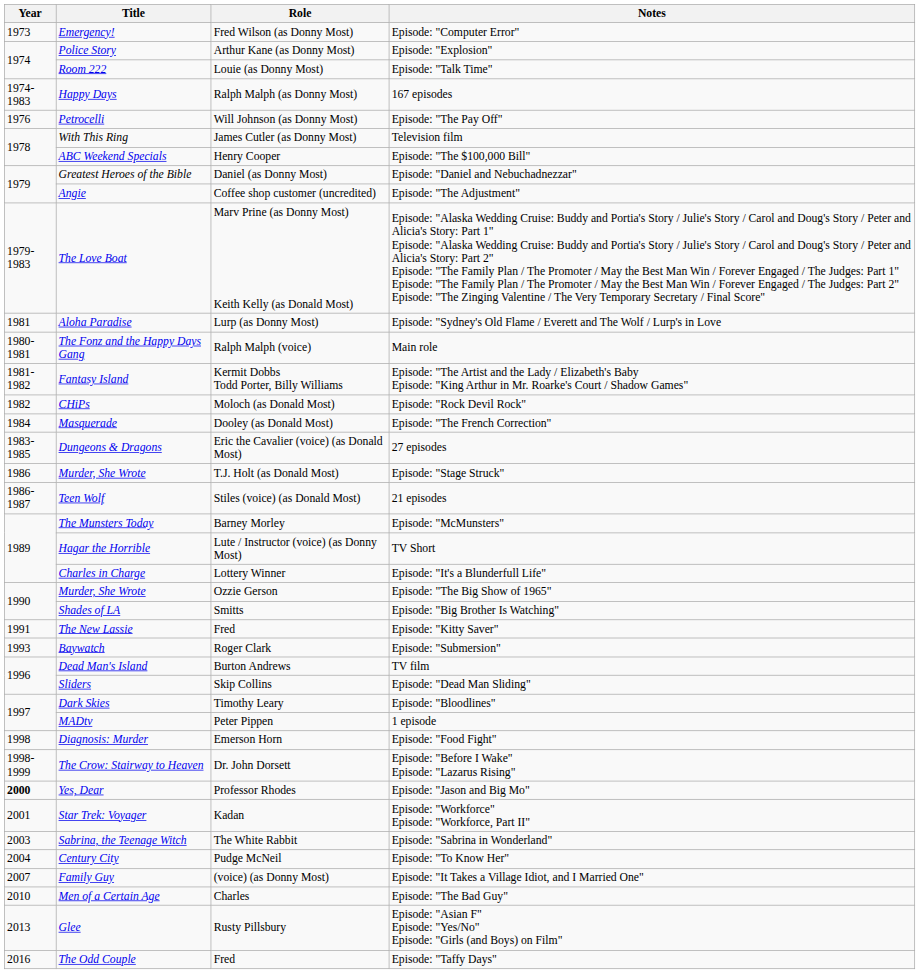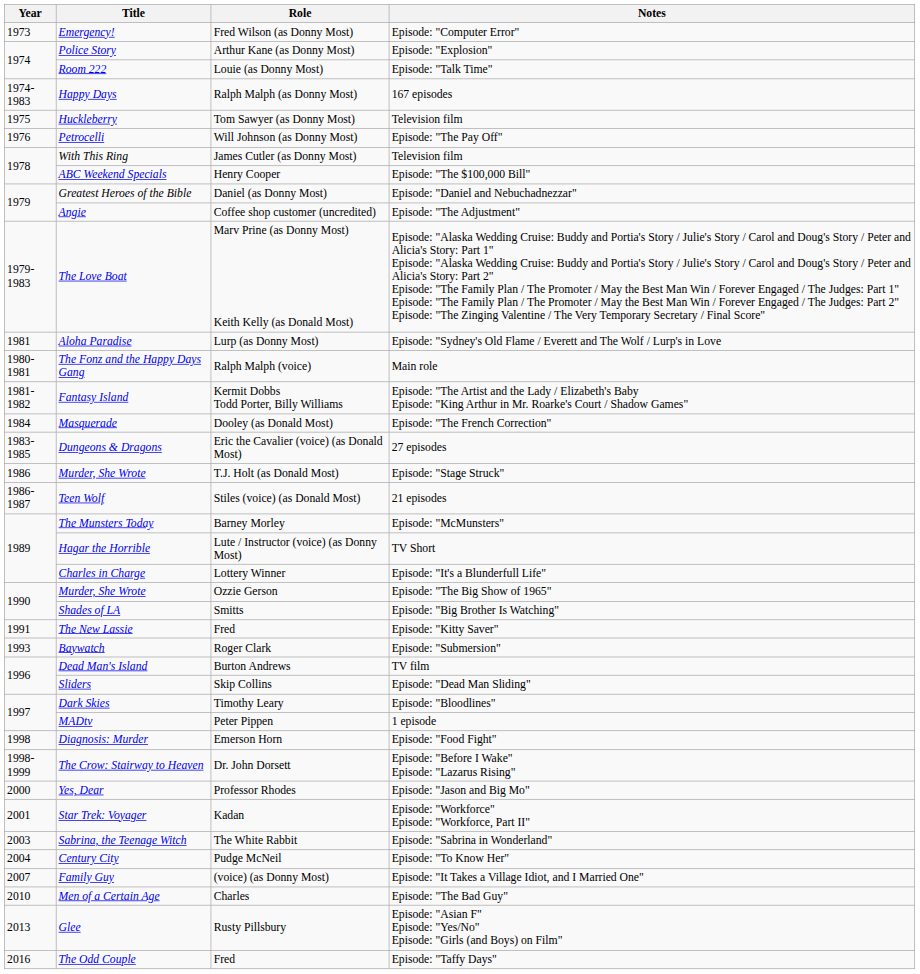+ row: (88, 119)
- row: (74, 404)
(19, 790) bold -> (19, 790) normal
